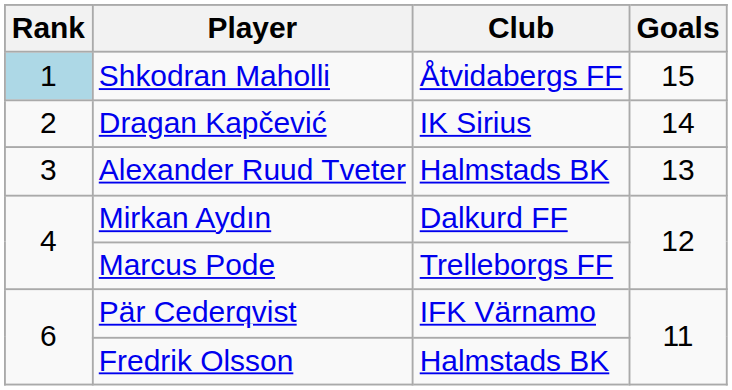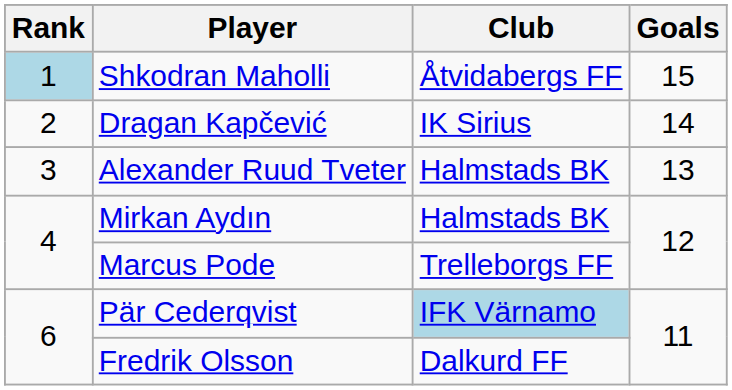(494, 218) Dalkurd FF -> (515, 218) Halmstads BK
(508, 312) no background -> (508, 312) lightblue background
(515, 360) Halmstads BK -> (494, 360) Dalkurd FF
